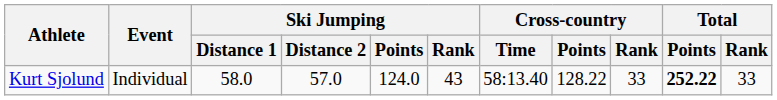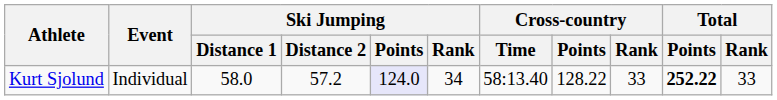(326, 80) 57.0 -> (326, 80) 57.2
(399, 80) no background -> (399, 80) lavender background
(453, 80) 43 -> (453, 80) 34
